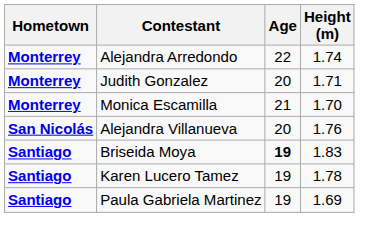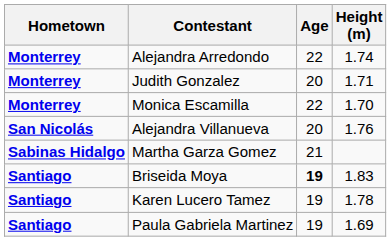(283, 105) 21 -> (314, 105) 22
+ row: (204, 153)
